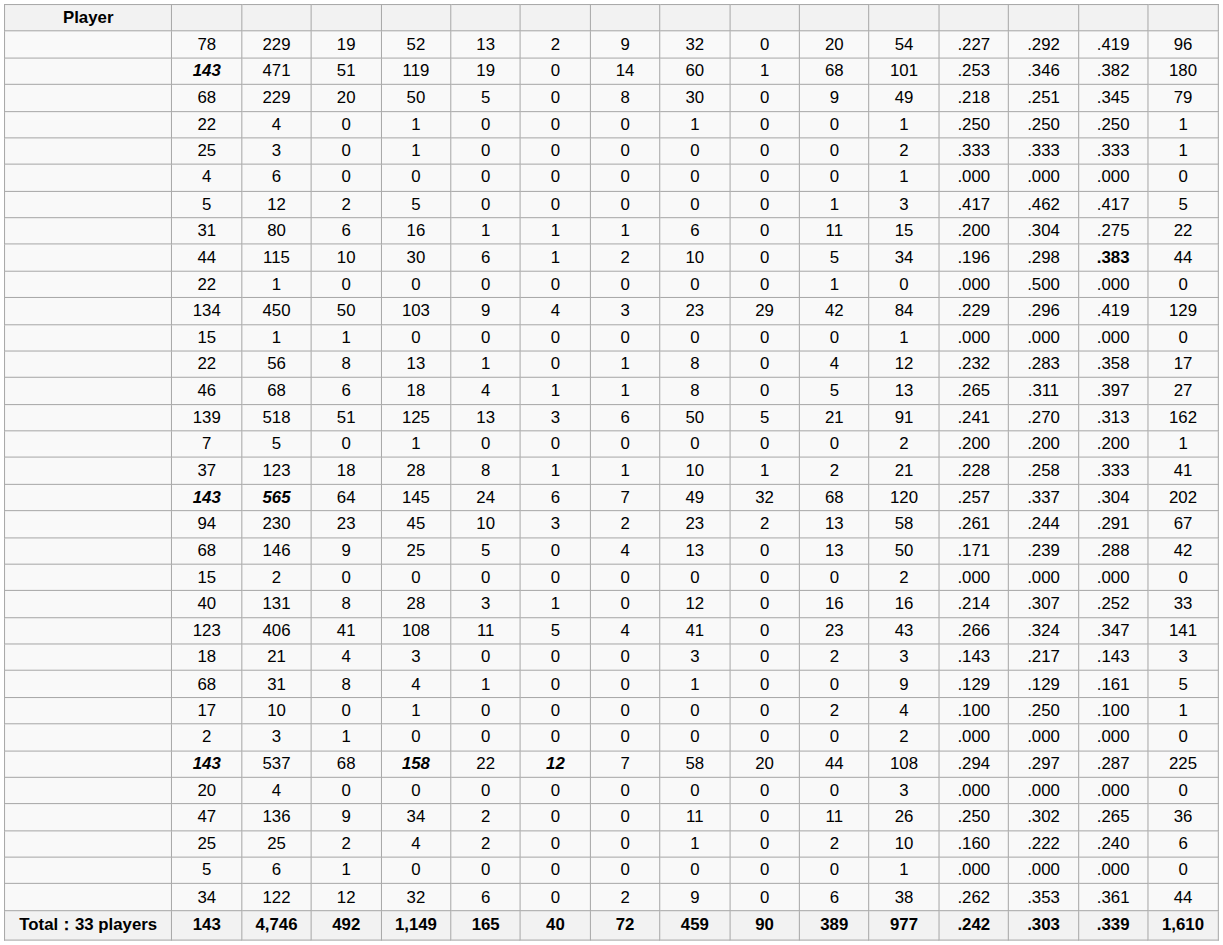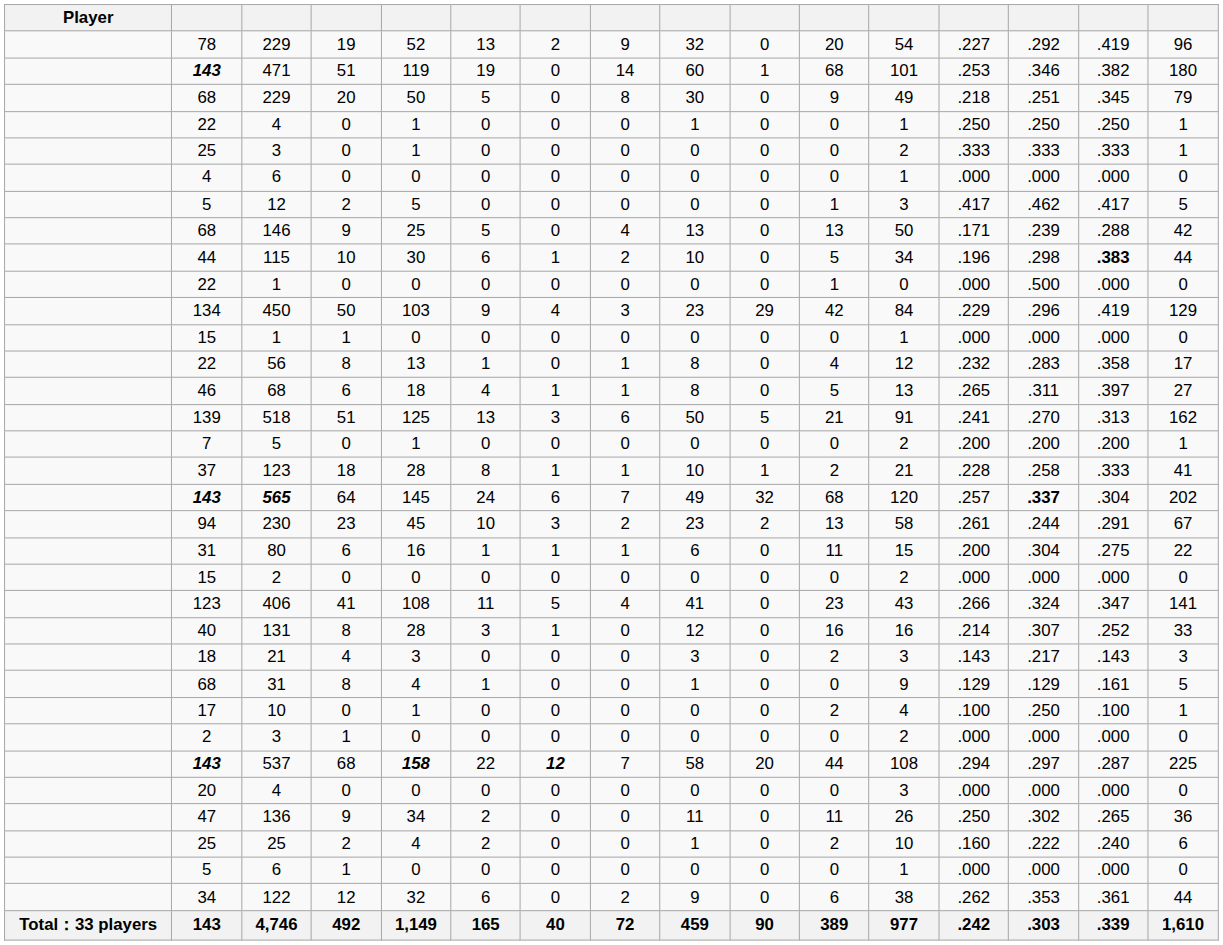rows swapped: (207, 550) <-> (207, 230)
(1043, 497) normal -> (1043, 497) bold
rows swapped: (207, 603) <-> (207, 630)
